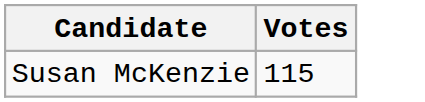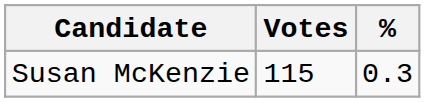+ column: (387, 28)
